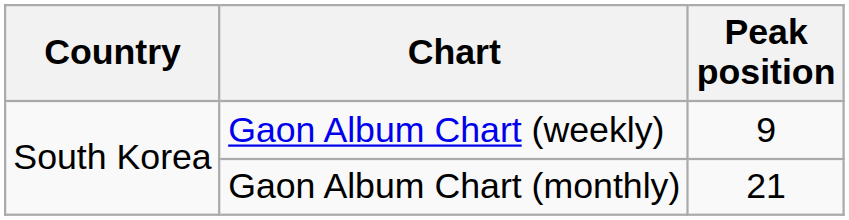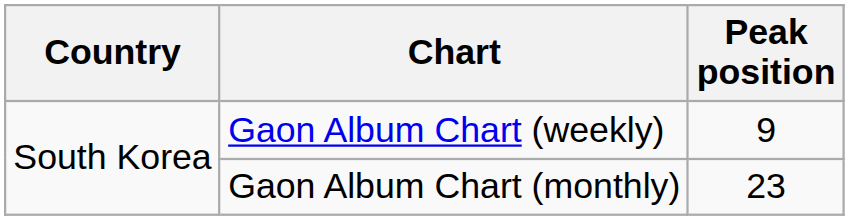(766, 186) 21 -> (766, 186) 23
